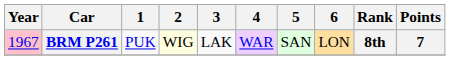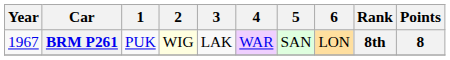(23, 42) pink background -> (23, 42) no background
(420, 42) 7 -> (420, 42) 8
